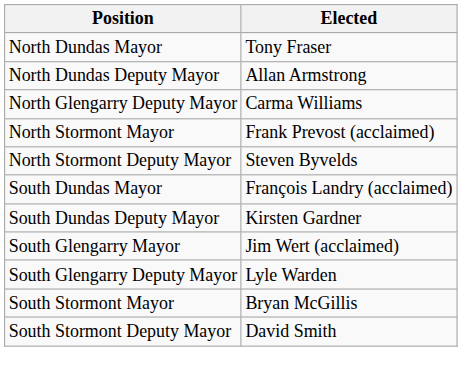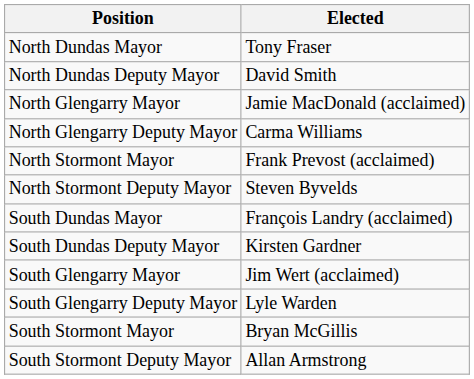(306, 75) Allan Armstrong -> (291, 75) David Smith
+ row: (94, 103)
(291, 331) David Smith -> (306, 359) Allan Armstrong
